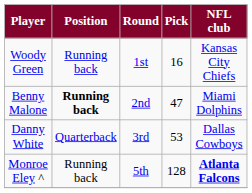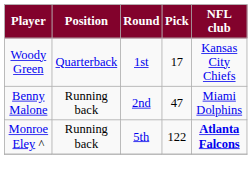(86, 62) Running back -> (86, 62) Quarterback
(176, 62) 16 -> (177, 62) 17
(86, 103) bold -> (86, 103) normal
- row: (28, 136)
(176, 170) 128 -> (177, 136) 122
